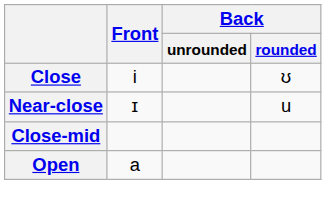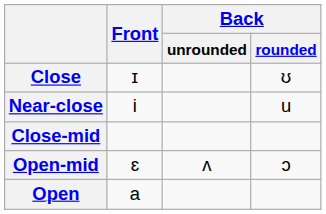(135, 77) i -> (135, 77) ɪ
(135, 106) ɪ -> (135, 106) i
+ row: (56, 164)
